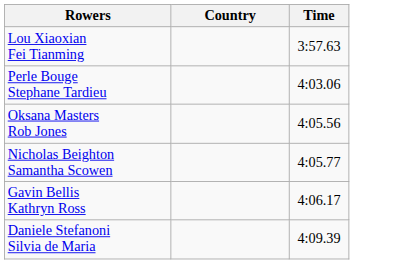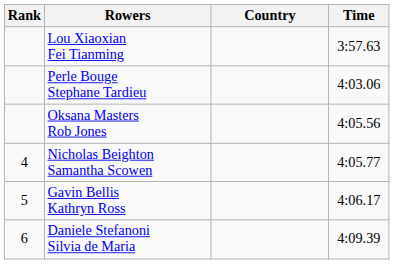+ column: (24, 15)
